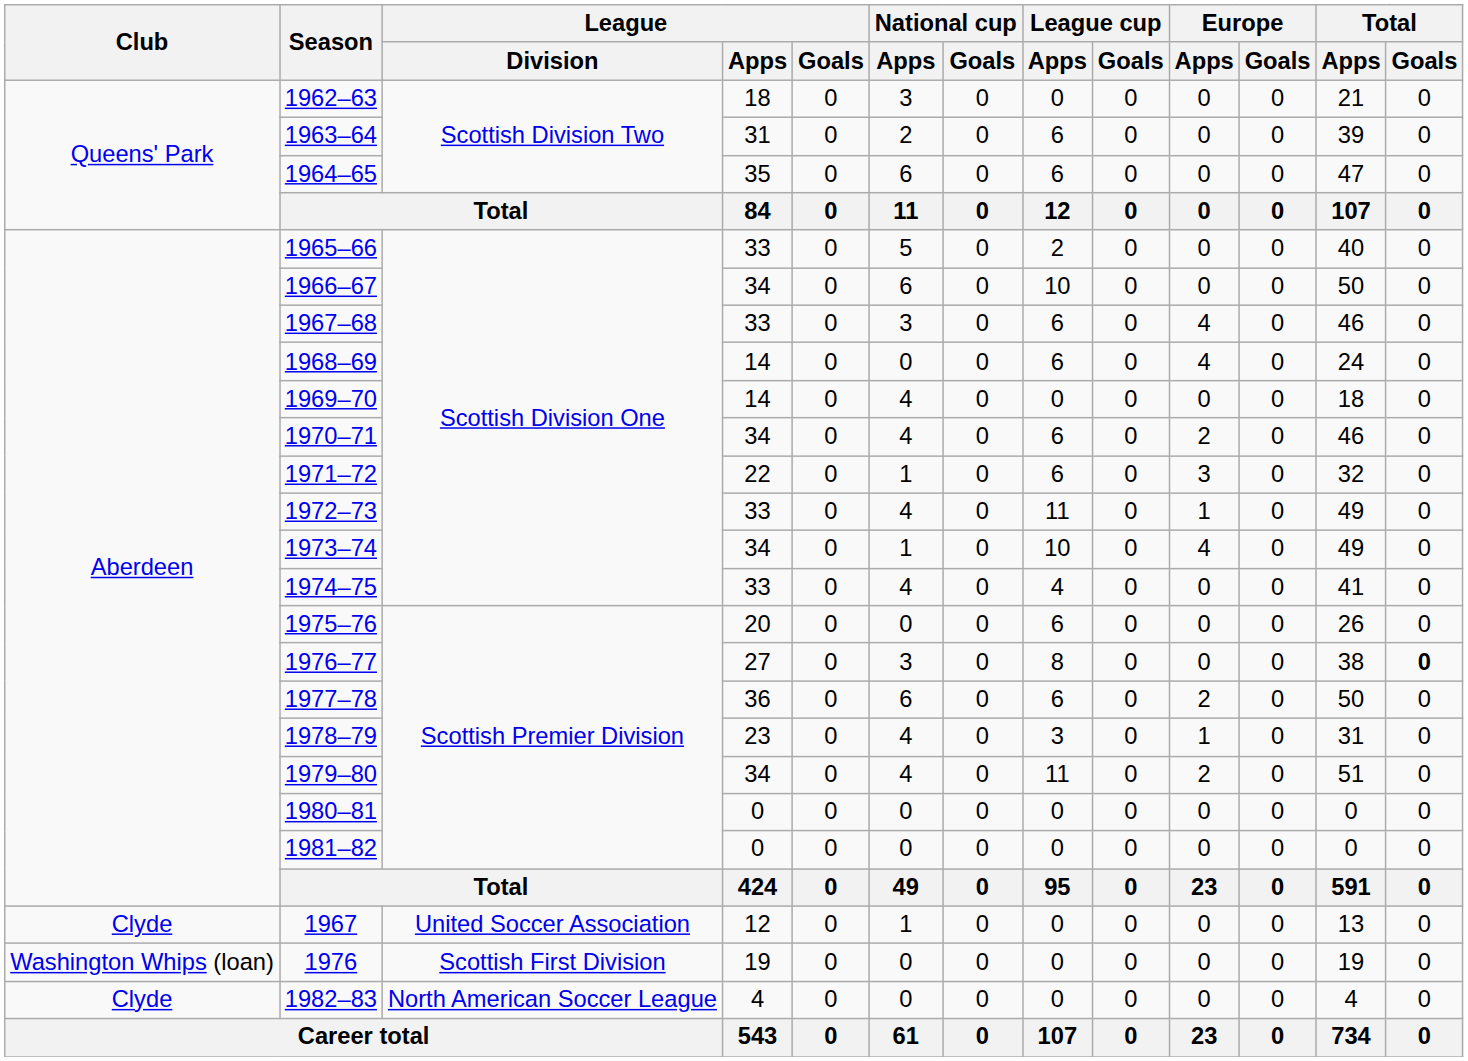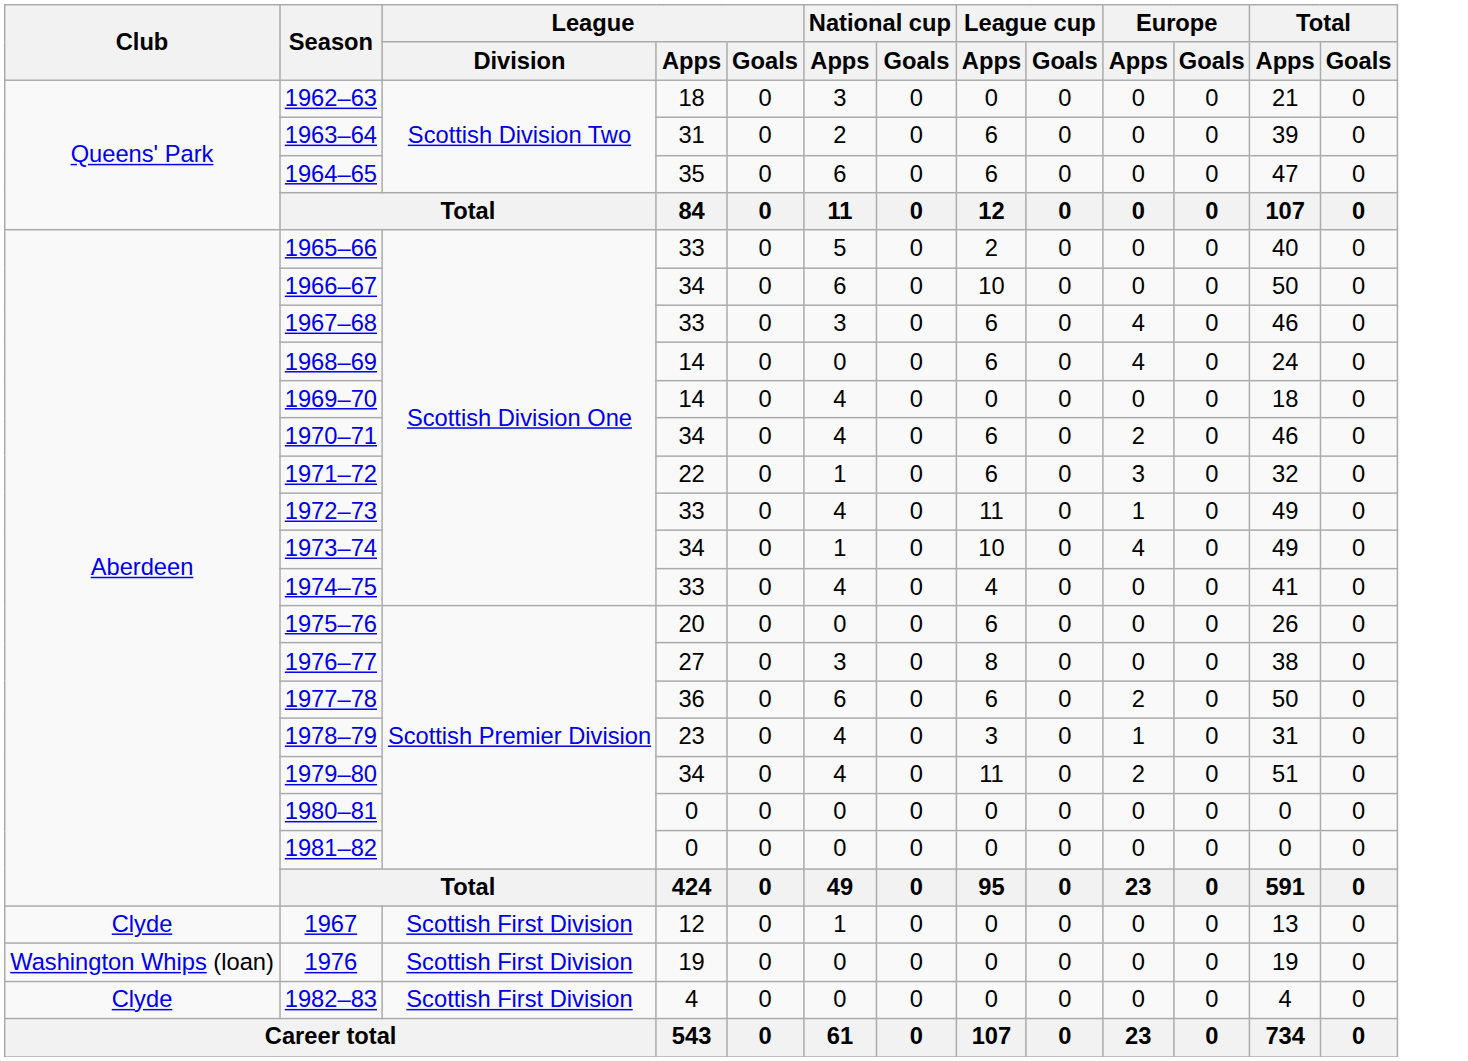(1424, 661) bold -> (1359, 661) normal
(552, 924) United Soccer Association -> (519, 924) Scottish First Division
(552, 999) North American Soccer League -> (519, 999) Scottish First Division
